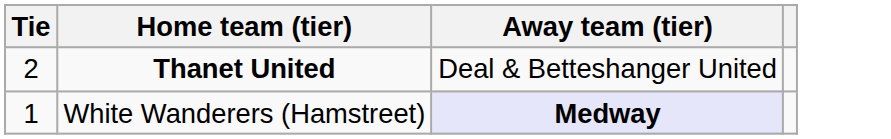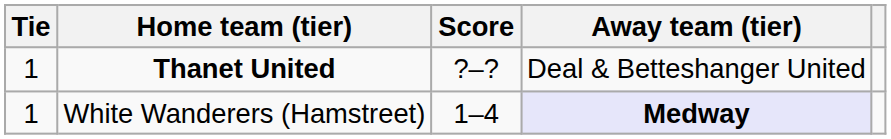+ column: (476, 26)
(31, 69) 2 -> (31, 69) 1
